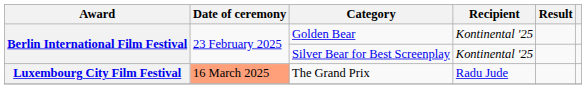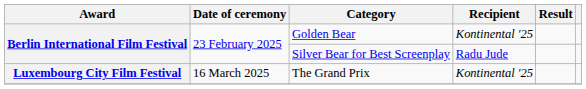(494, 53) Kontinental '25 -> (482, 53) Radu Jude
(231, 73) lightsalmon background -> (231, 73) no background
(482, 73) Radu Jude -> (494, 73) Kontinental '25
